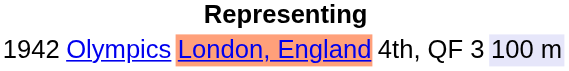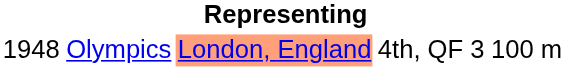(31, 50) 1942 -> (31, 50) 1948
(527, 50) lavender background -> (527, 50) no background
